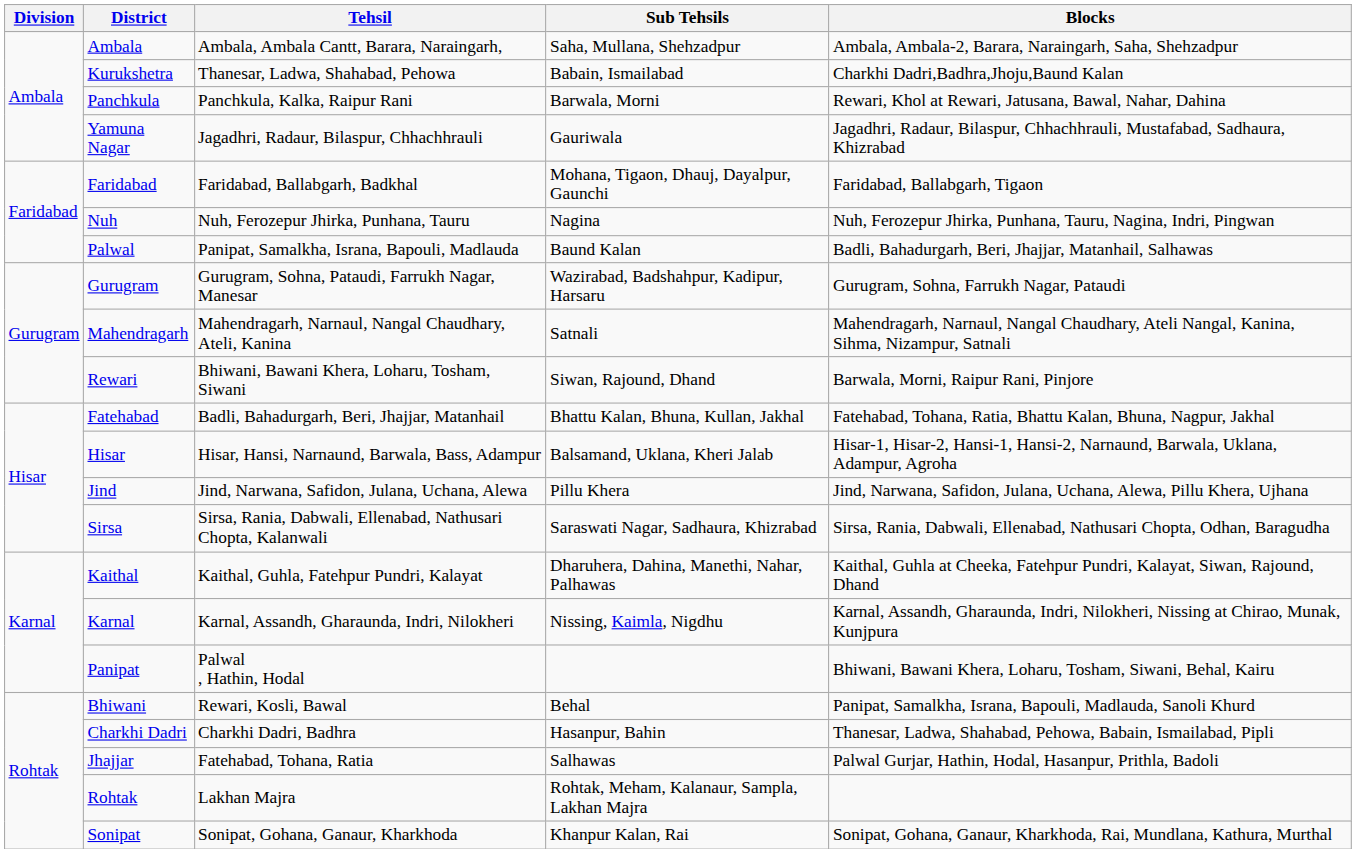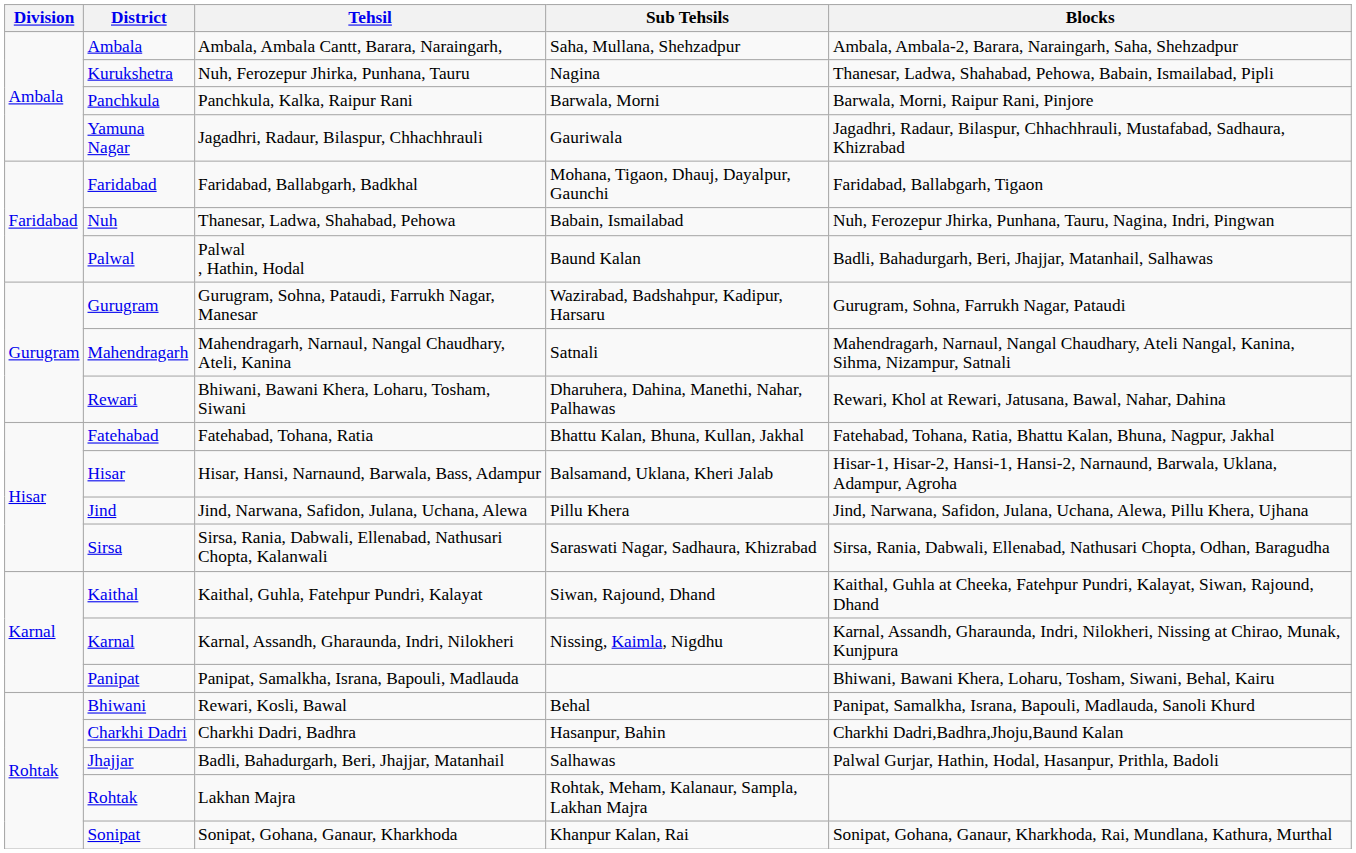(327, 73) Thanesar, Ladwa, Shahabad, Pehowa -> (334, 73) Nuh, Ferozepur Jhirka, Punhana, Tauru
(617, 73) Babain, Ismailabad -> (575, 73) Nagina
(978, 73) Charkhi Dadri,Badhra,Jhoju,Baund Kalan -> (1053, 73) Thanesar, Ladwa, Shahabad, Pehowa, Babain, Ismailabad, Pipli
(1029, 100) Rewari, Khol at Rewari, Jatusana, Bawal, Nahar, Dahina -> (963, 100) Barwala, Morni, Raipur Rani, Pinjore
(334, 221) Nuh, Ferozepur Jhirka, Punhana, Tauru -> (327, 221) Thanesar, Ladwa, Shahabad, Pehowa
(575, 221) Nagina -> (617, 221) Babain, Ismailabad
(358, 248) Panipat, Samalkha, Israna, Bapouli, Madlauda -> (251, 258) Palwal , Hathin, Hodal
(633, 379) Siwan, Rajound, Dhand -> (676, 399) Dharuhera, Dahina, Manethi, Nahar, Palhawas
(963, 379) Barwala, Morni, Raipur Rani, Pinjore -> (1029, 399) Rewari, Khol at Rewari, Jatusana, Bawal, Nahar, Dahina
(351, 416) Badli, Bahadurgarh, Beri, Jhajjar, Matanhail -> (286, 436) Fatehabad, Tohana, Ratia
(676, 575) Dharuhera, Dahina, Manethi, Nahar, Palhawas -> (633, 594) Siwan, Rajound, Dhand
(251, 668) Palwal , Hathin, Hodal -> (358, 678) Panipat, Samalkha, Israna, Bapouli, Madlauda
(1053, 733) Thanesar, Ladwa, Shahabad, Pehowa, Babain, Ismailabad, Pipli -> (978, 733) Charkhi Dadri,Badhra,Jhoju,Baund Kalan
(286, 760) Fatehabad, Tohana, Ratia -> (351, 760) Badli, Bahadurgarh, Beri, Jhajjar, Matanhail
